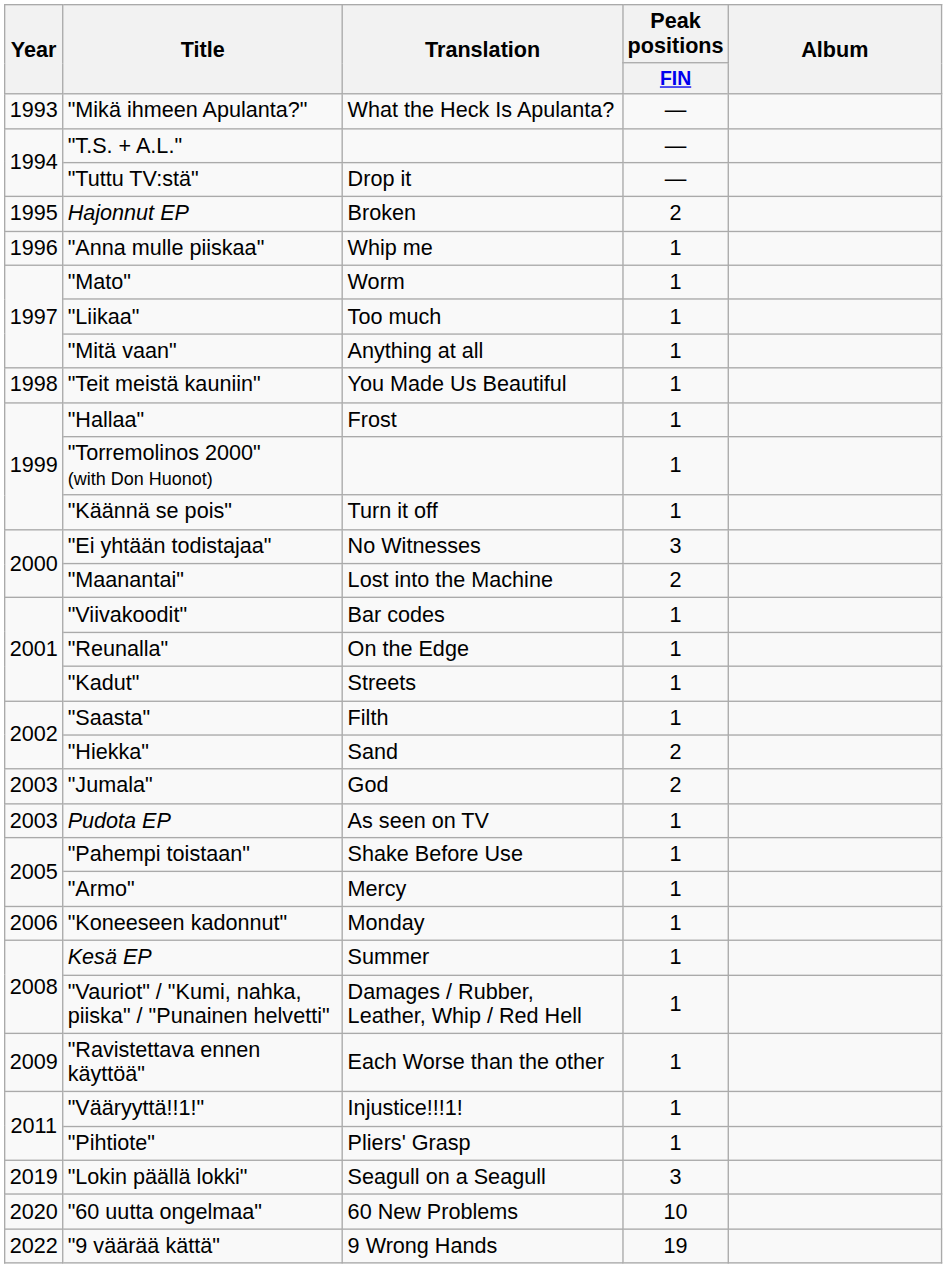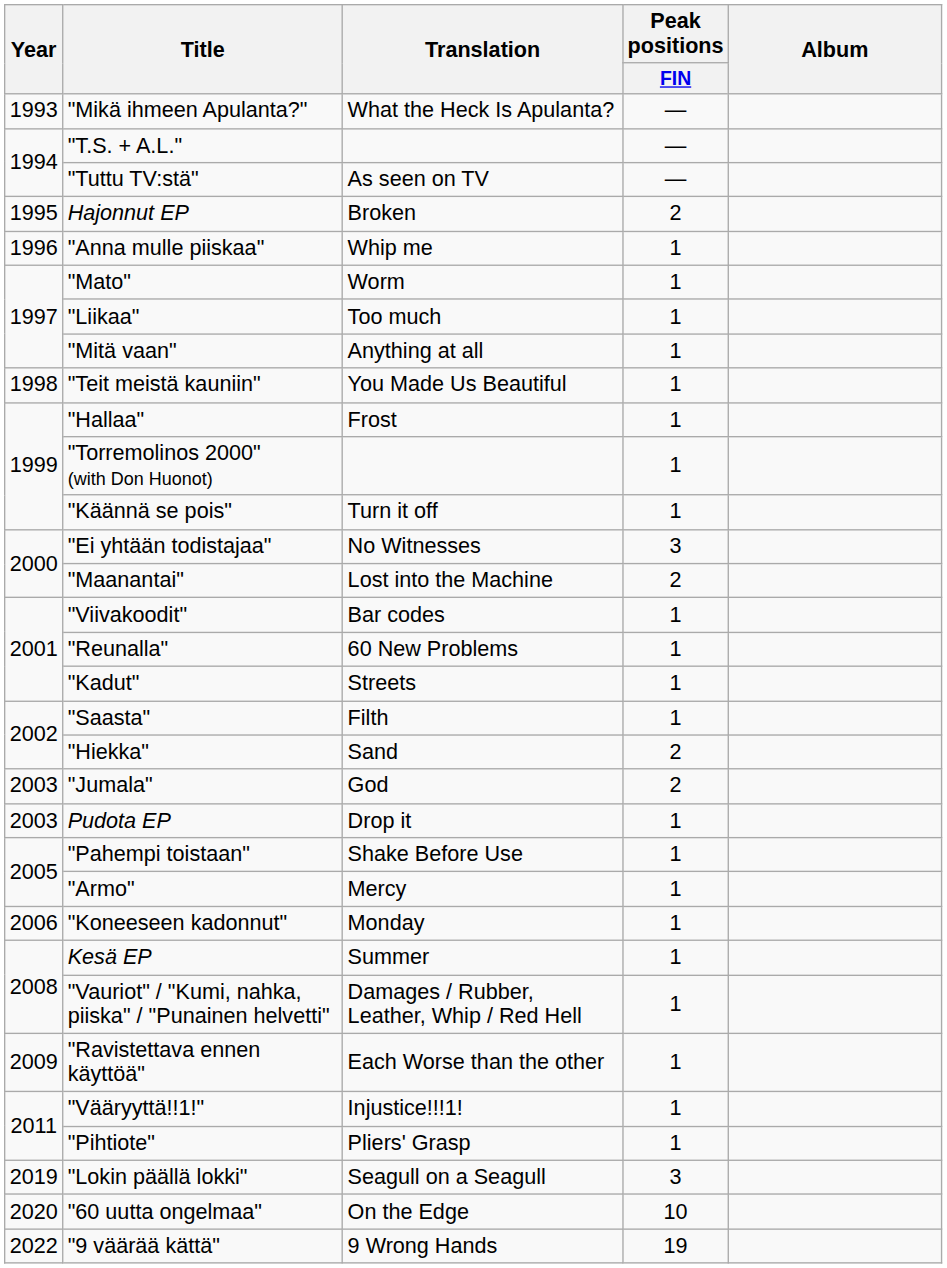(379, 179) Drop it -> (418, 179) As seen on TV
(408, 649) On the Edge -> (433, 649) 60 New Problems
(418, 820) As seen on TV -> (379, 820) Drop it
(433, 1211) 60 New Problems -> (408, 1211) On the Edge
